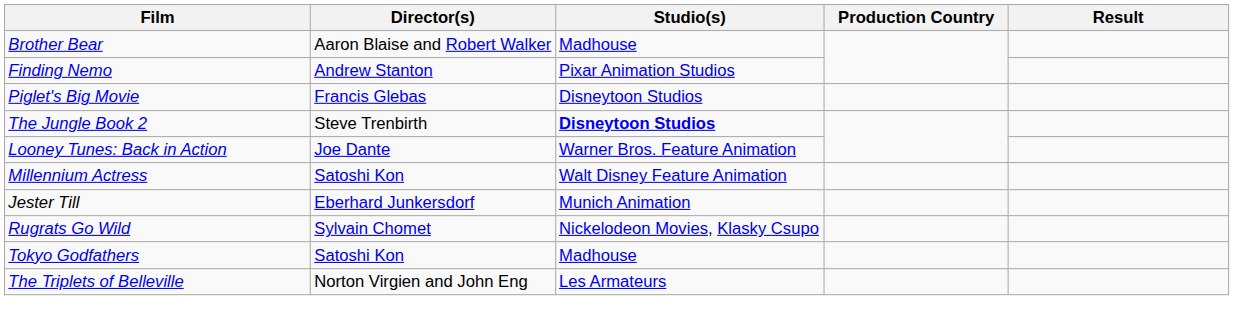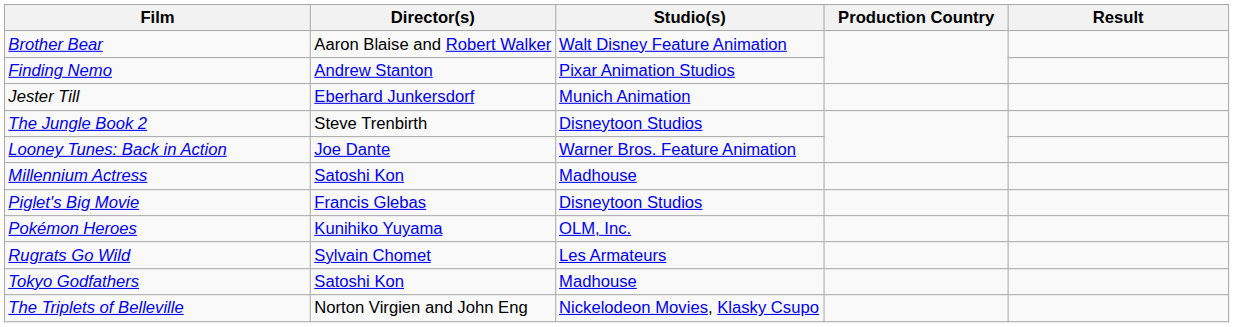(598, 44) Madhouse -> (673, 44) Walt Disney Feature Animation
rows swapped: (44, 202) <-> (74, 96)
(637, 123) bold -> (631, 123) normal
(673, 176) Walt Disney Feature Animation -> (598, 176) Madhouse
+ row: (73, 228)
(689, 228) Nickelodeon Movies, Klasky Csupo -> (613, 255) Les Armateurs
(613, 281) Les Armateurs -> (689, 307) Nickelodeon Movies, Klasky Csupo
